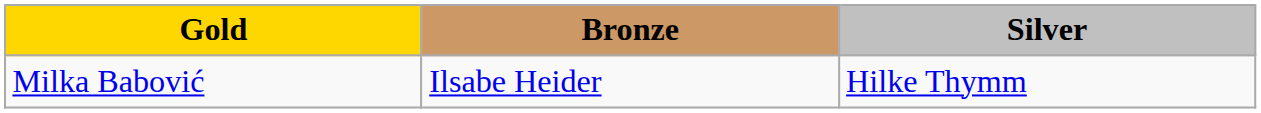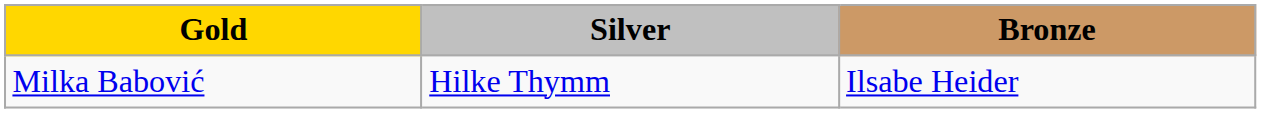columns swapped: (1047, 30) <-> (630, 30)
